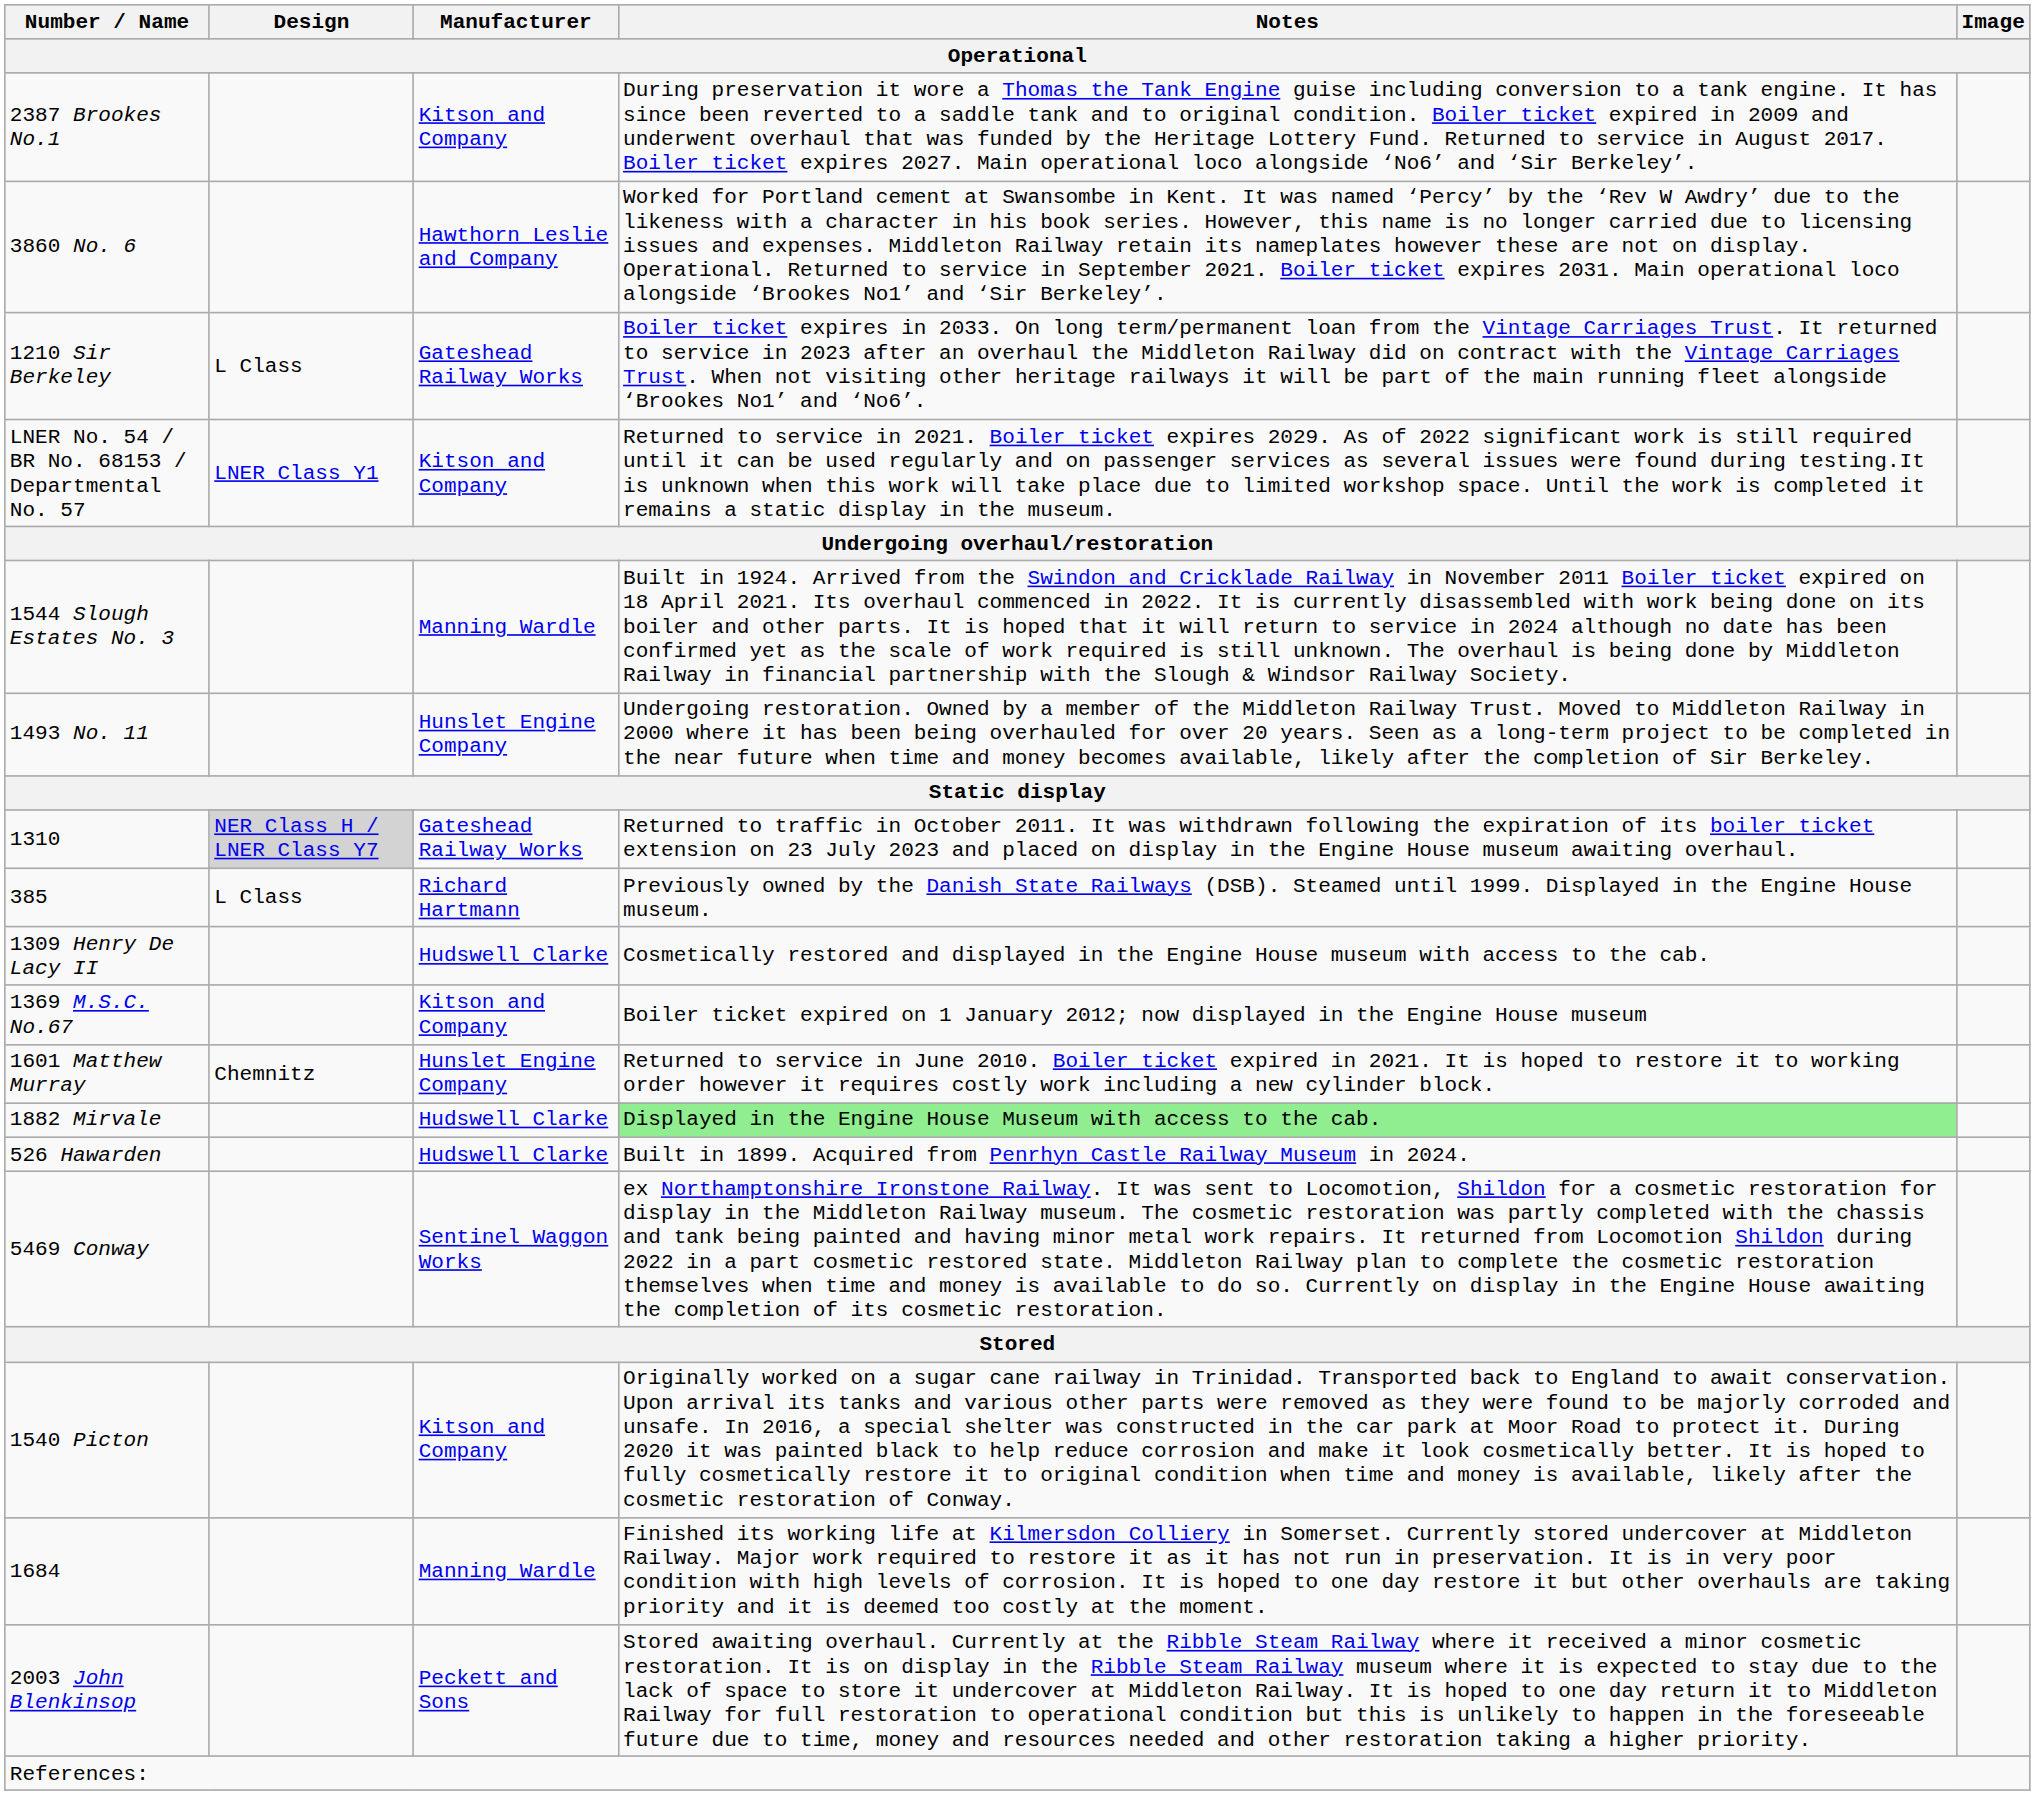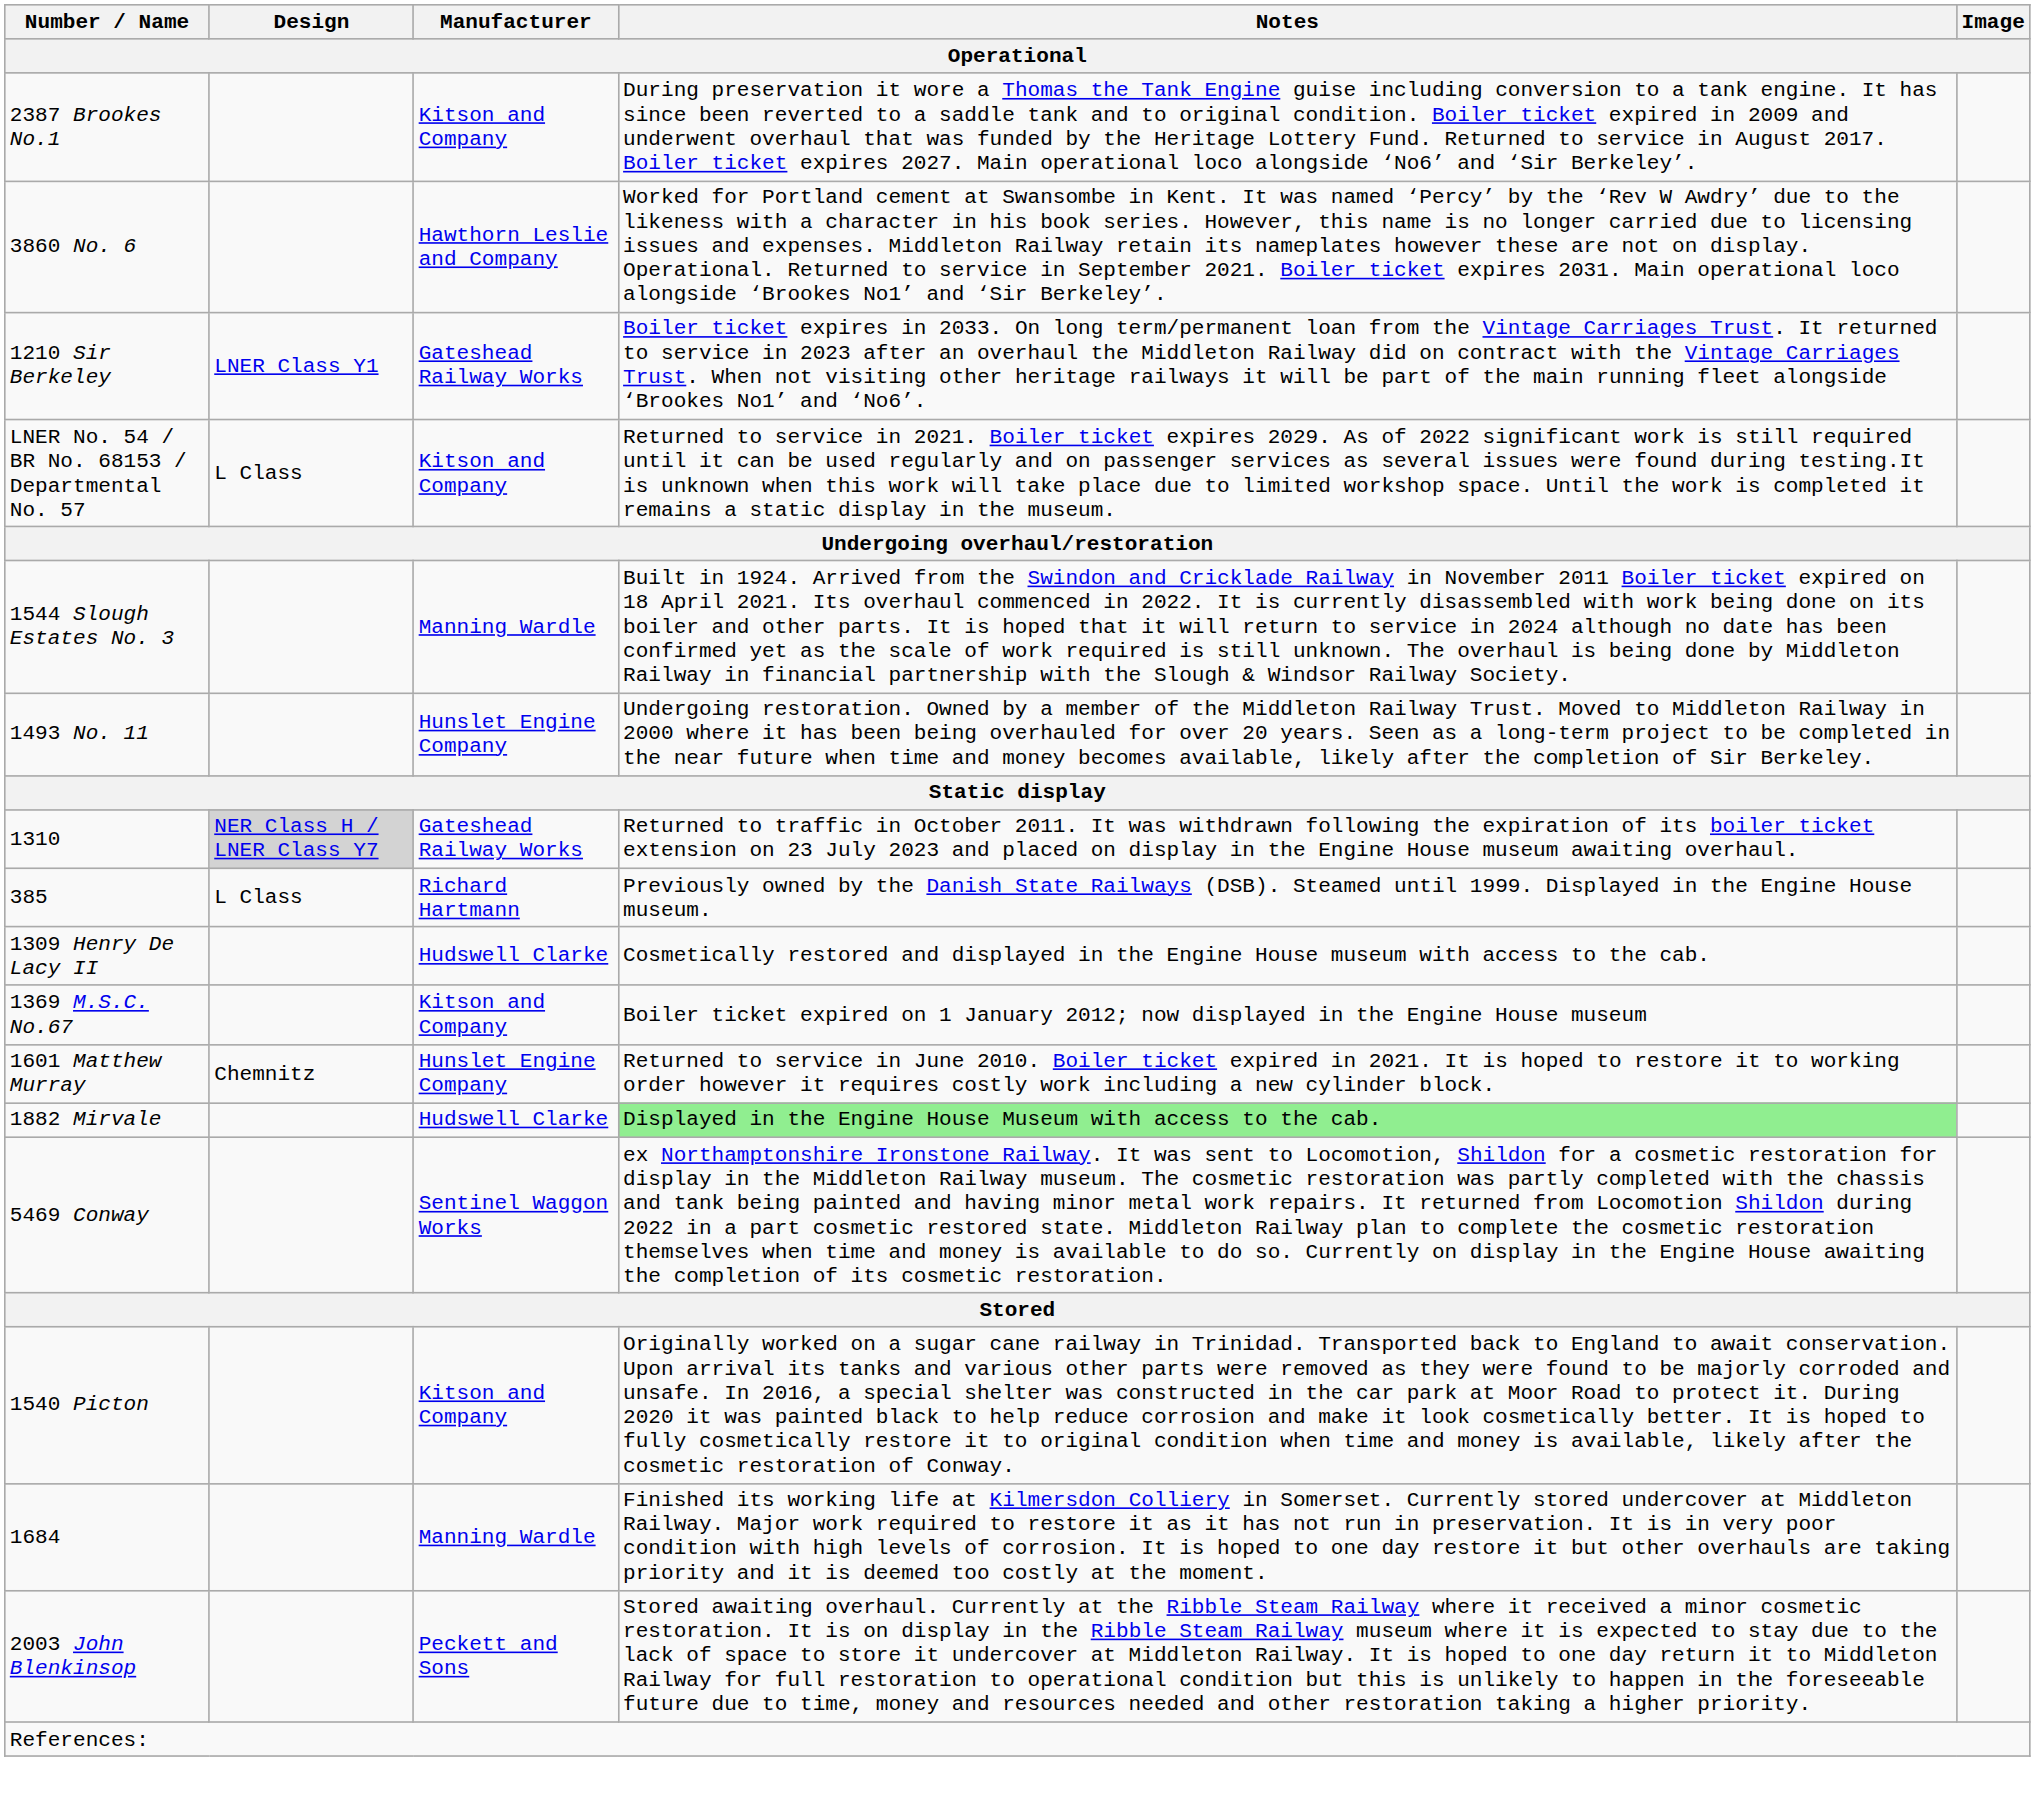(258, 366) L Class -> (296, 366) LNER Class Y1
(296, 473) LNER Class Y1 -> (258, 473) L Class
- row: (86, 1154)
